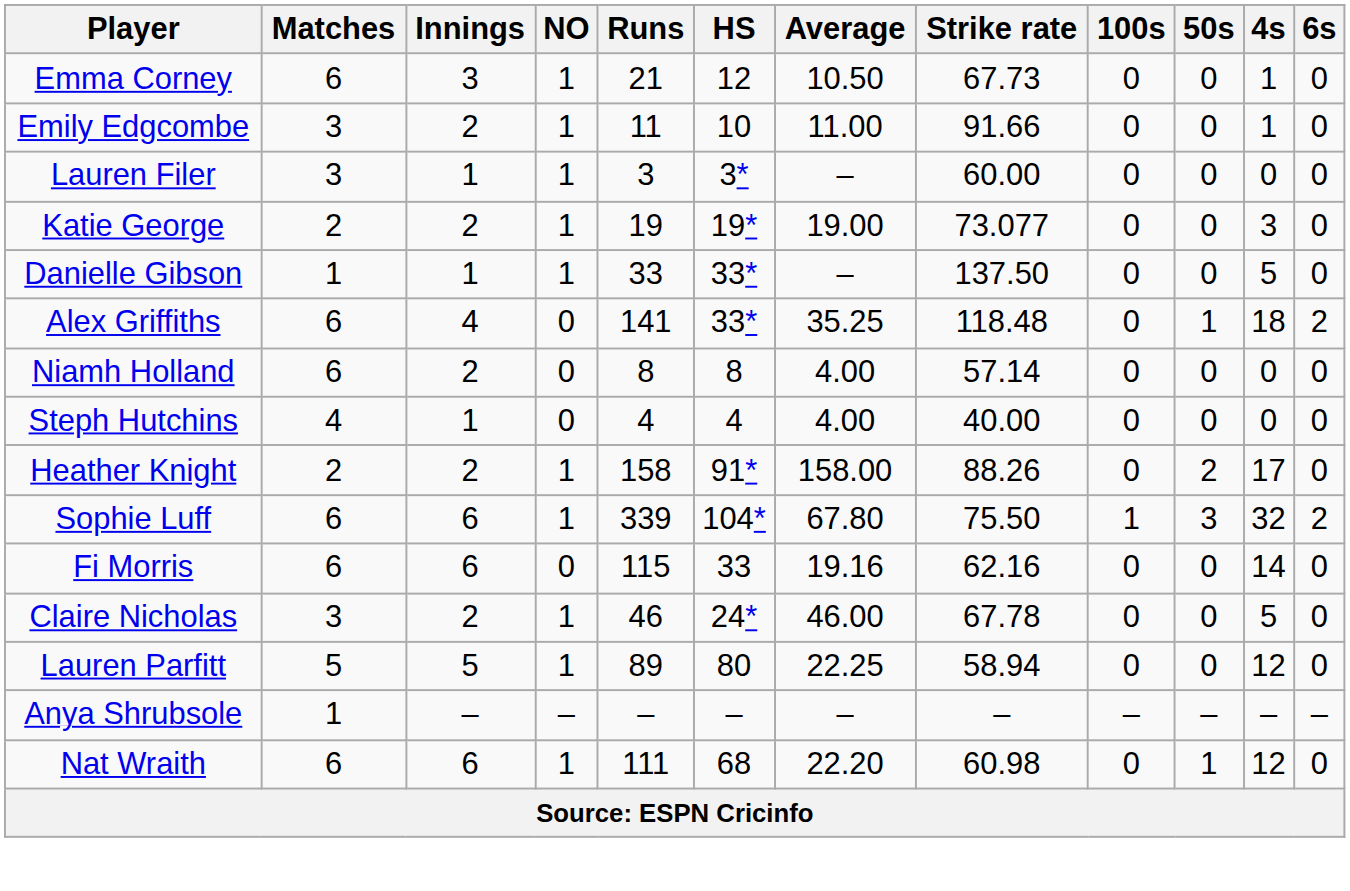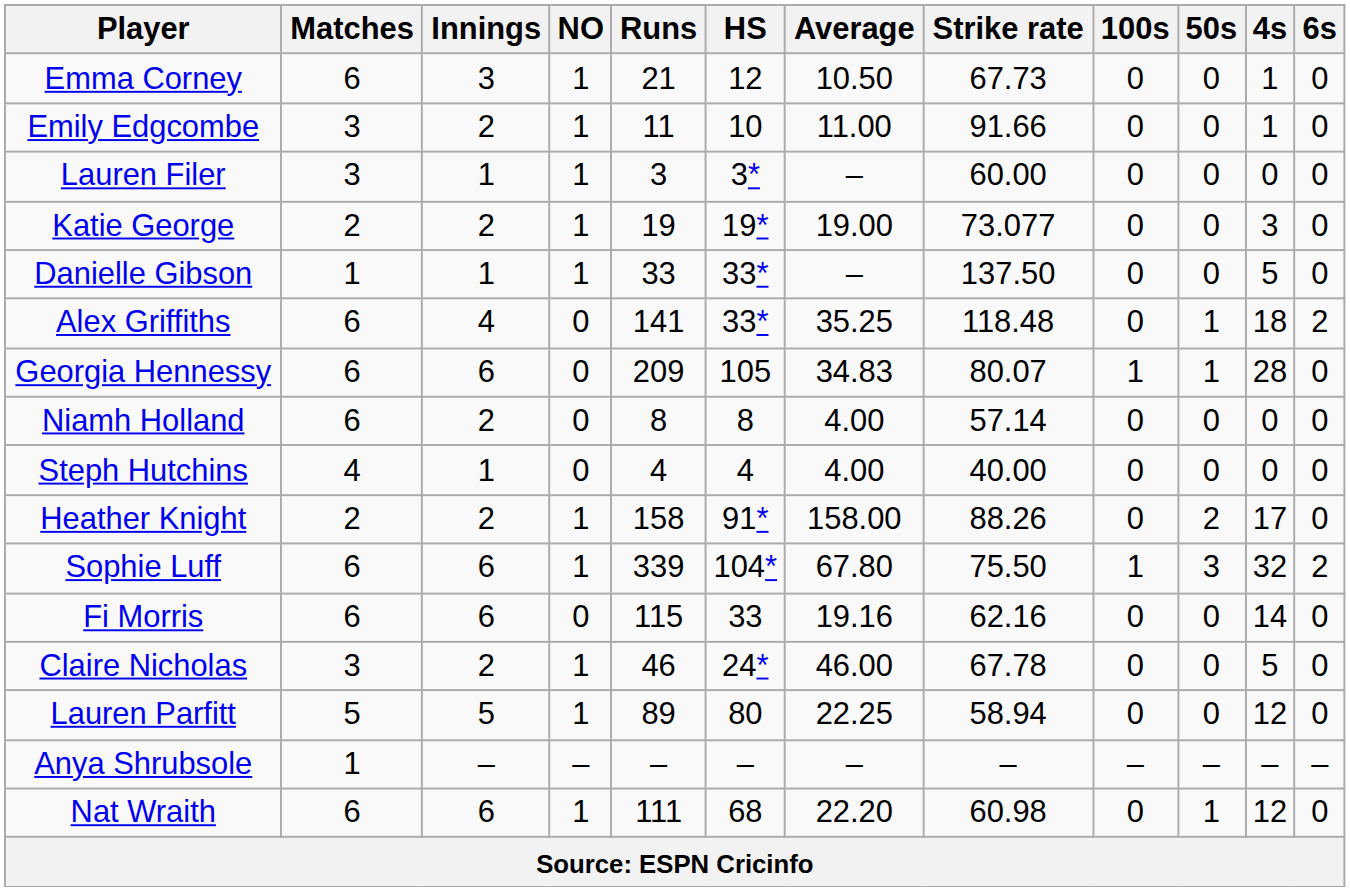+ row: (143, 371)
